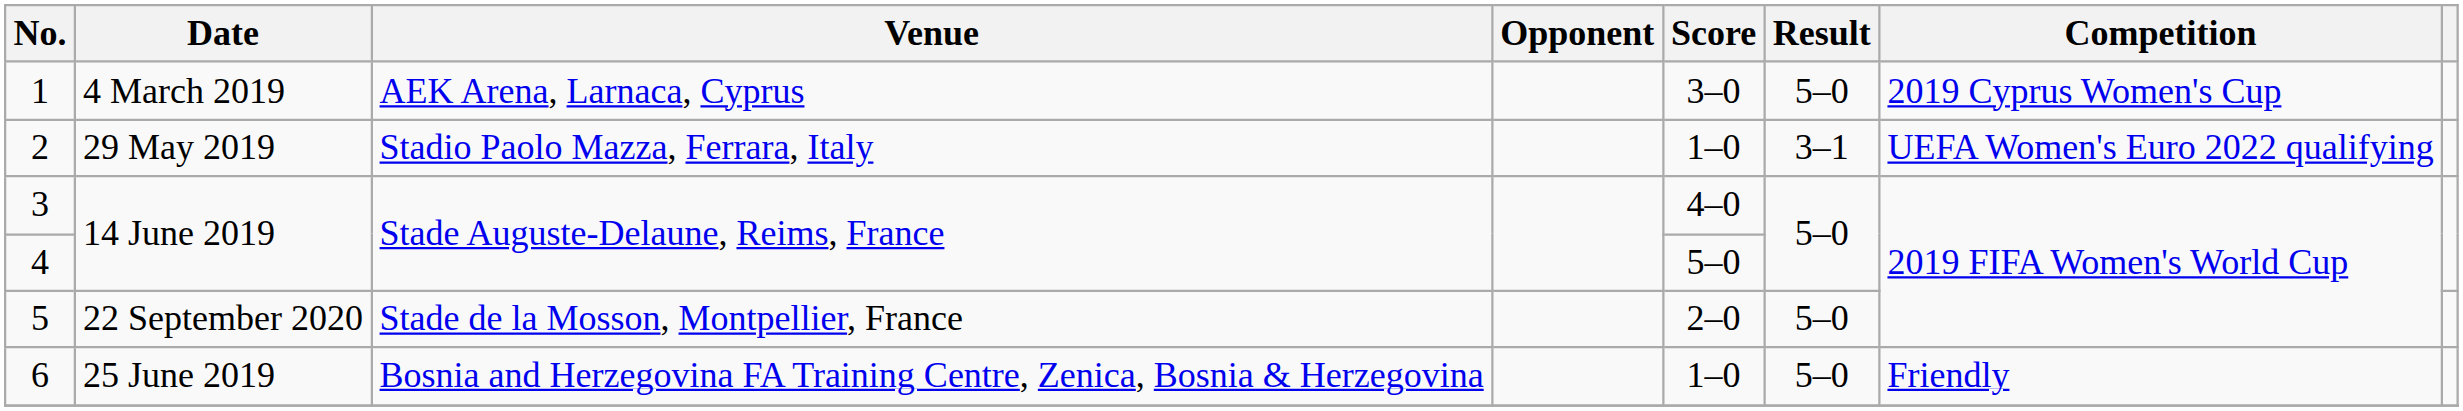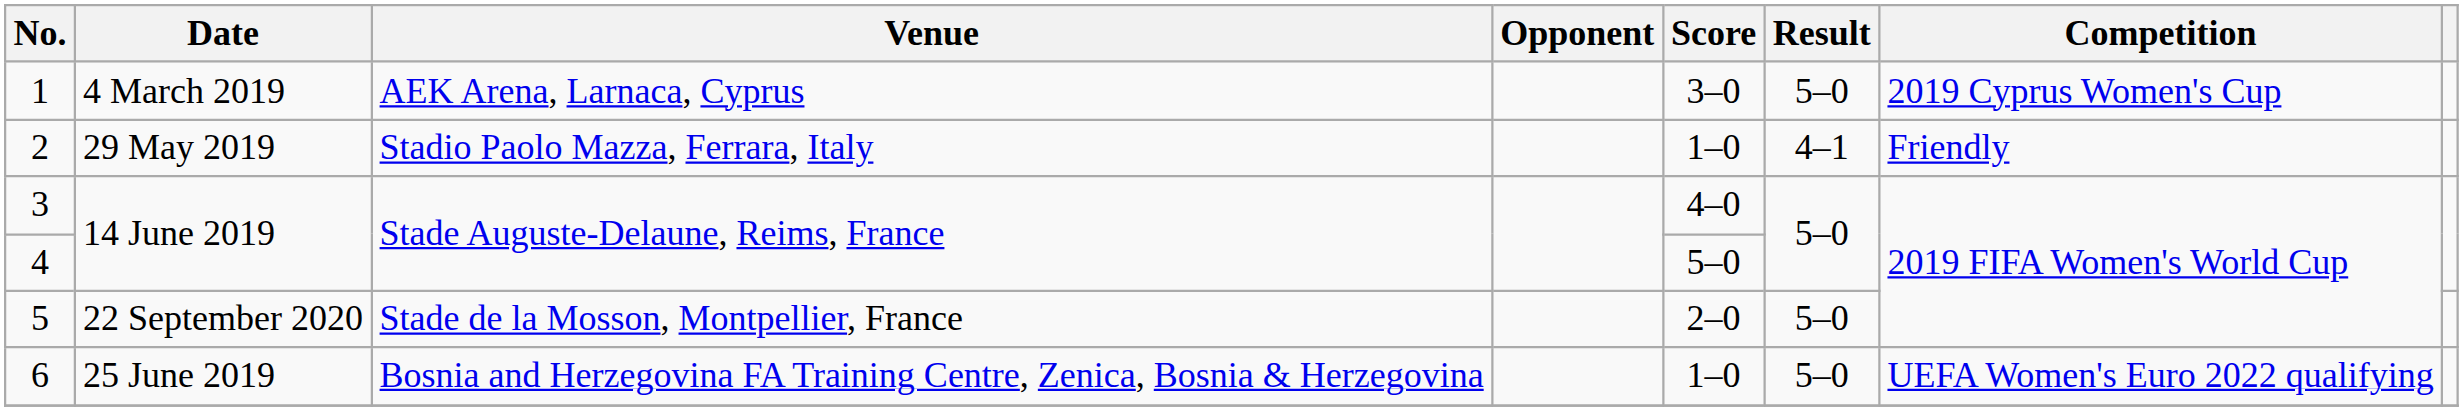(1822, 147) 3–1 -> (1822, 147) 4–1
(2161, 147) UEFA Women's Euro 2022 qualifying -> (1948, 147) Friendly
(1948, 375) Friendly -> (2161, 375) UEFA Women's Euro 2022 qualifying
